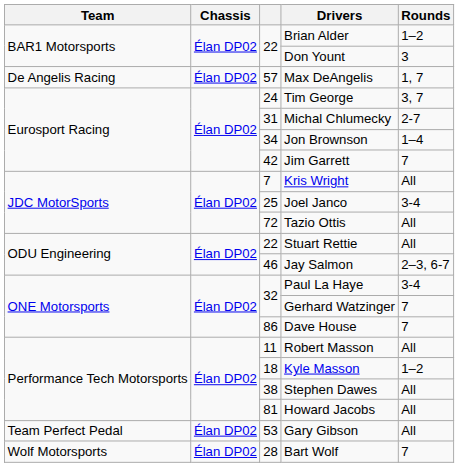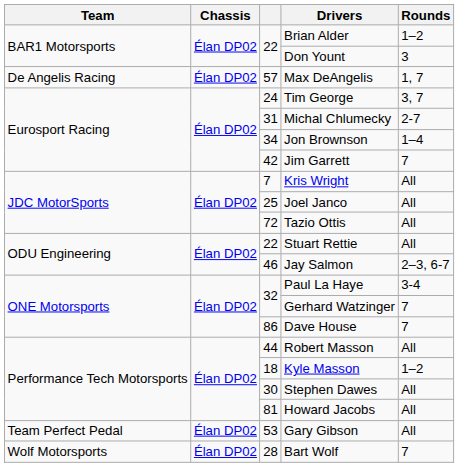(411, 202) 3-4 -> (409, 202) All
(270, 347) 11 -> (271, 347) 44
(271, 389) 38 -> (271, 389) 30
